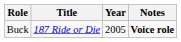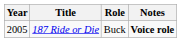columns swapped: (115, 12) <-> (18, 12)
